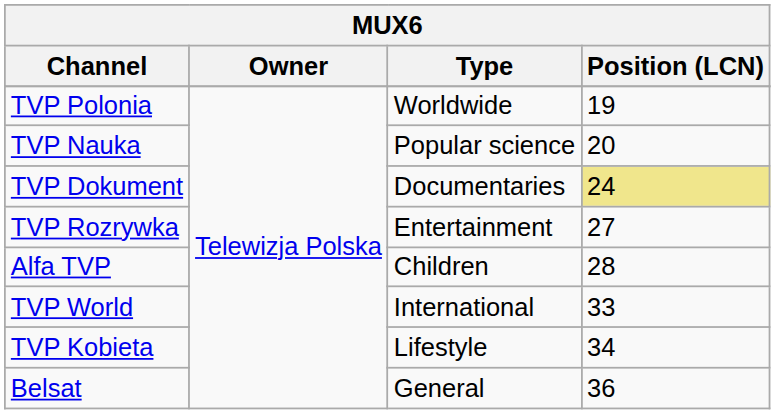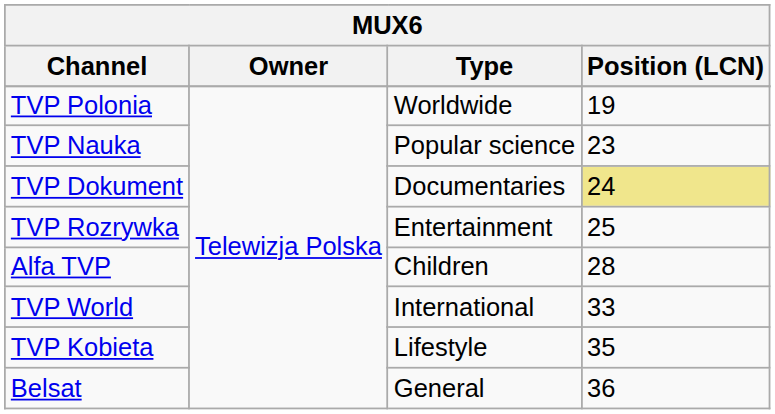(601, 146) 20 -> (601, 146) 23
(601, 227) 27 -> (601, 227) 25
(601, 348) 34 -> (601, 348) 35
